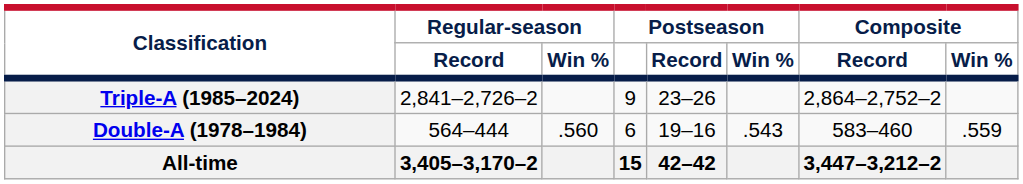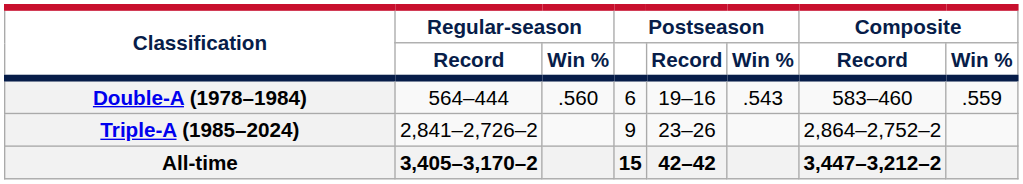rows swapped: (200, 130) <-> (200, 98)
